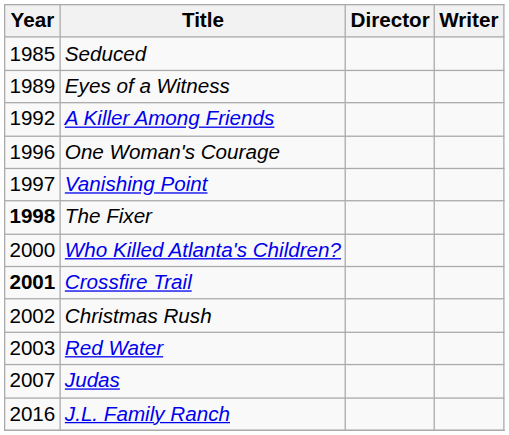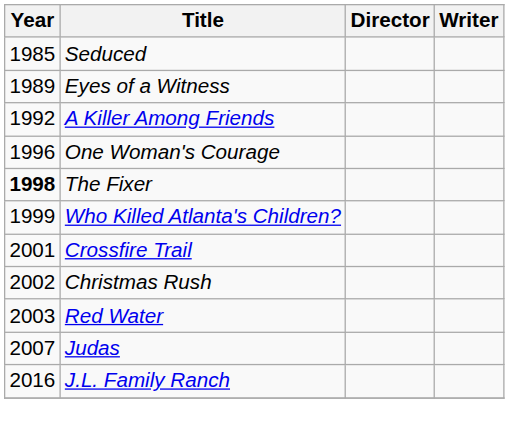- row: (136, 184)
(32, 250) 2000 -> (32, 217) 1999
(32, 282) bold -> (32, 250) normal
